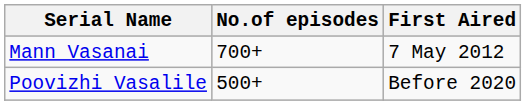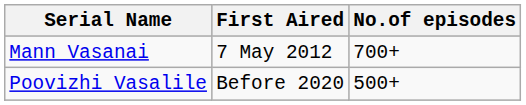columns swapped: (452, 21) <-> (298, 21)
